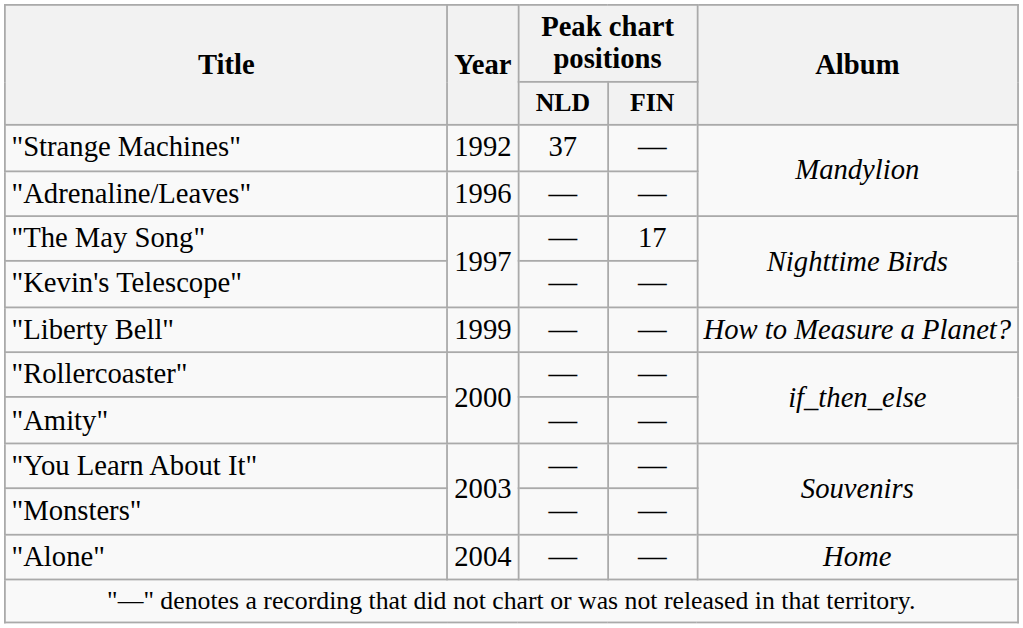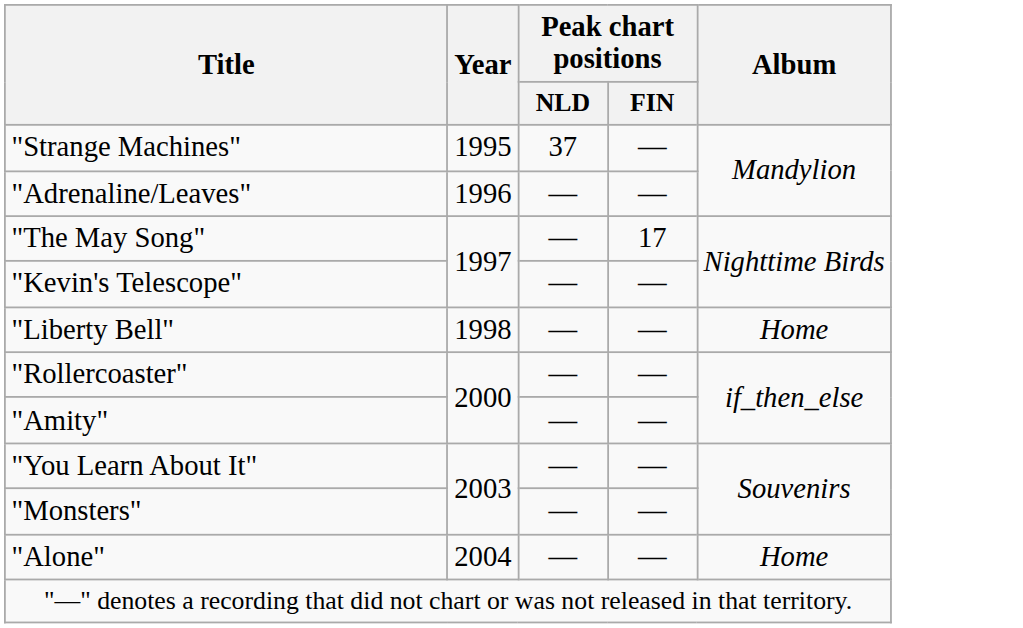(483, 147) 1992 -> (483, 147) 1995
(483, 329) 1999 -> (483, 329) 1998
(857, 329) How to Measure a Planet? -> (794, 329) Home
